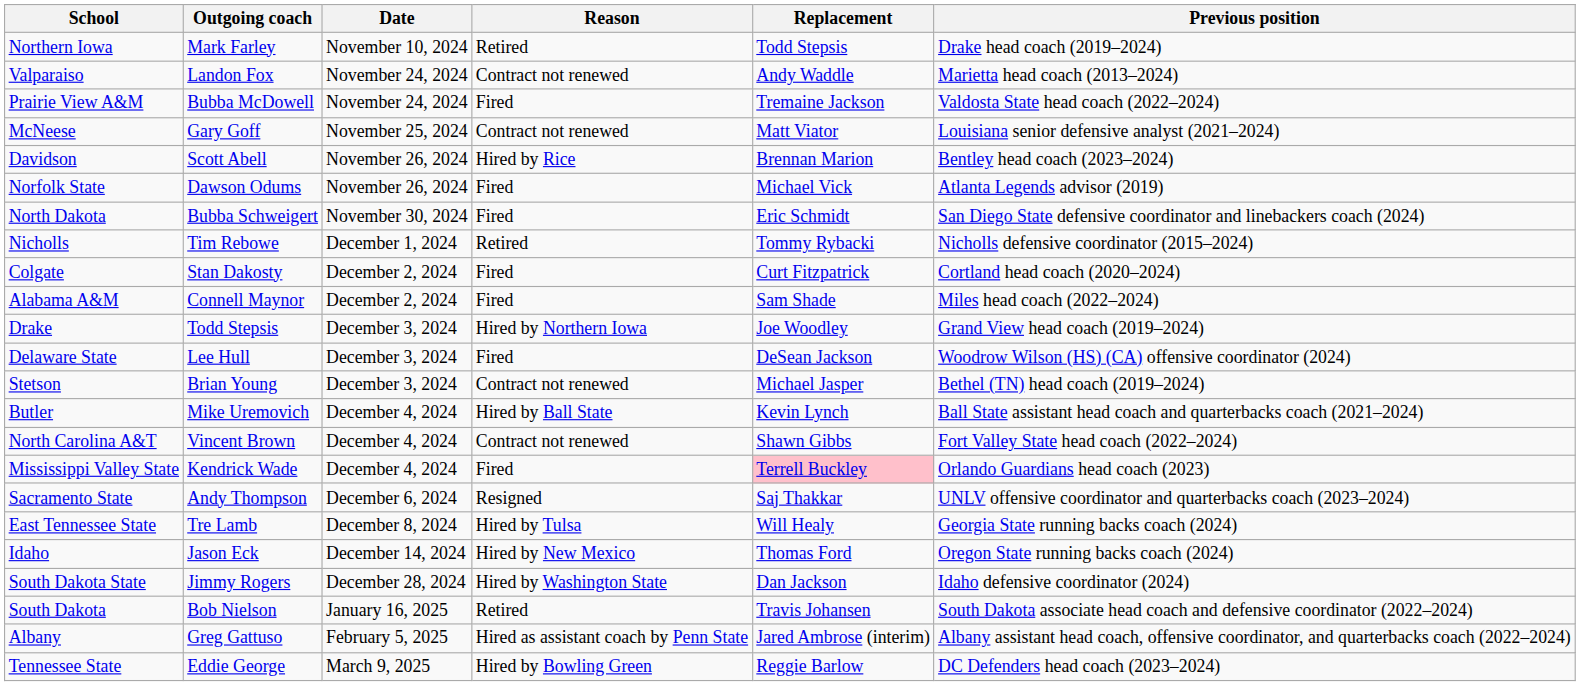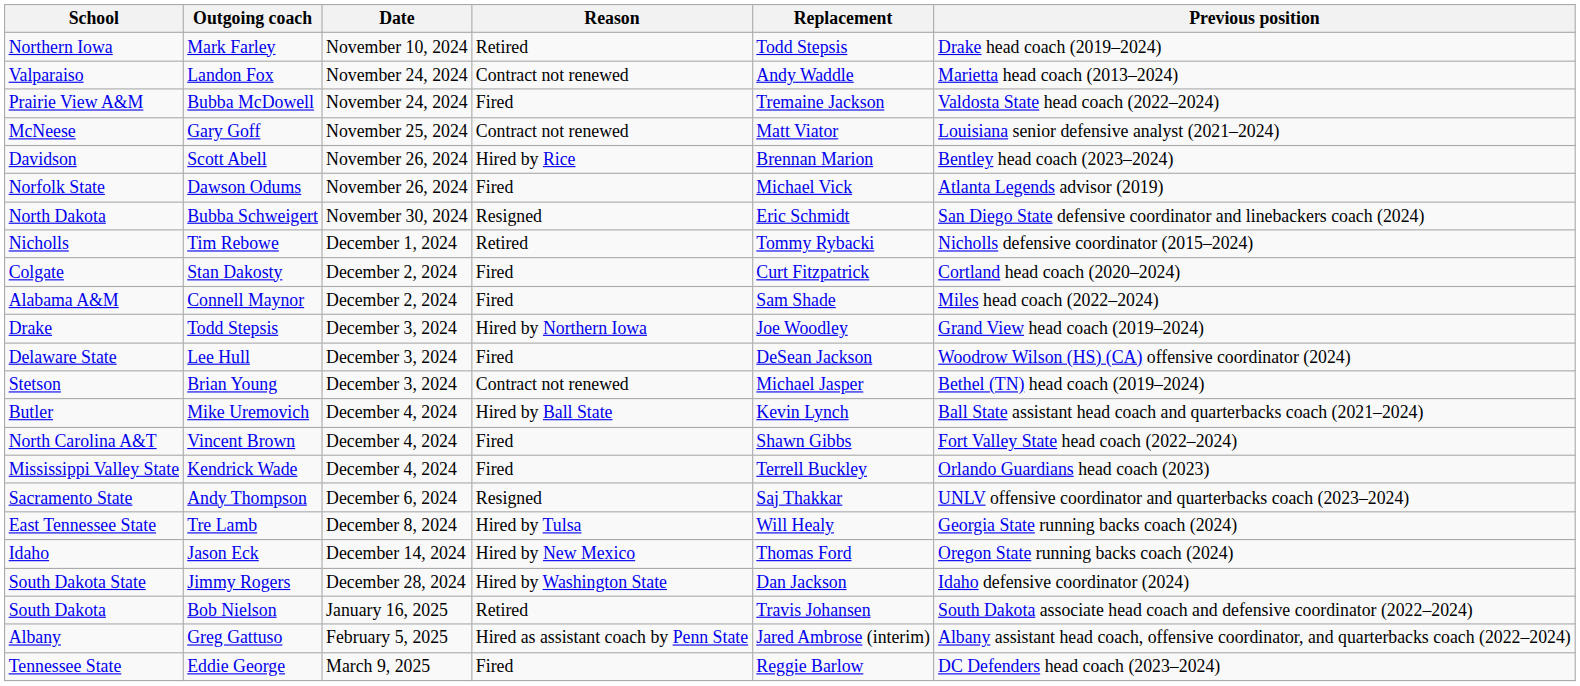(495, 215) Fired -> (509, 215) Resigned
(552, 441) Contract not renewed -> (495, 441) Fired
(812, 469) pink background -> (812, 469) no background
(564, 666) Hired by Bowling Green -> (495, 666) Fired
